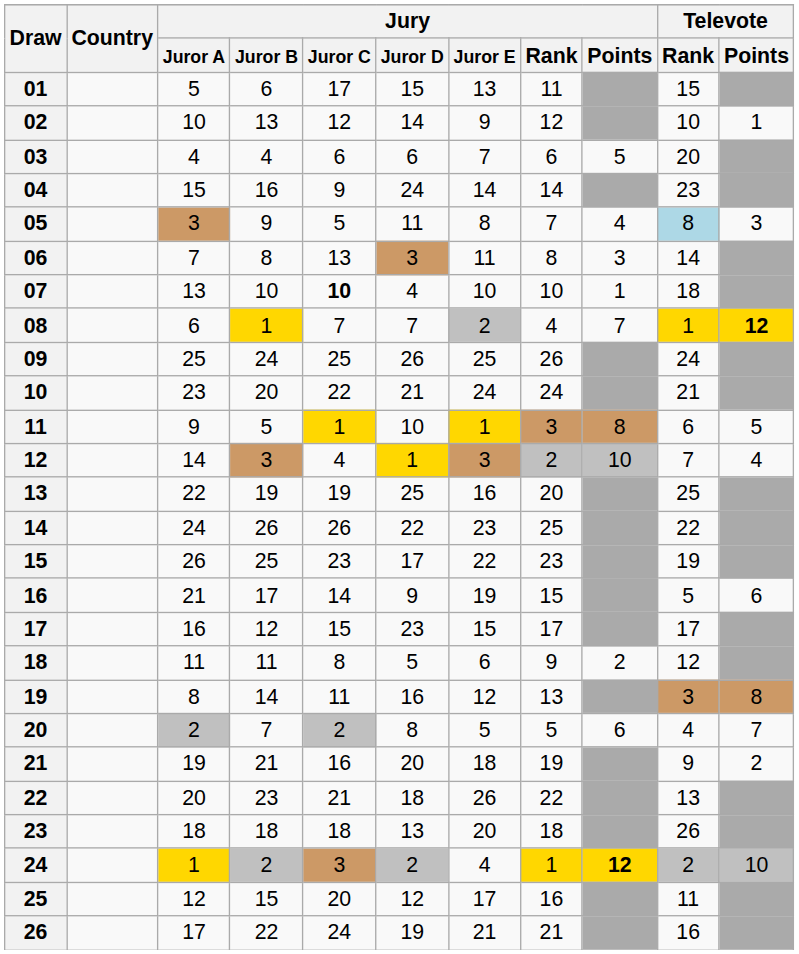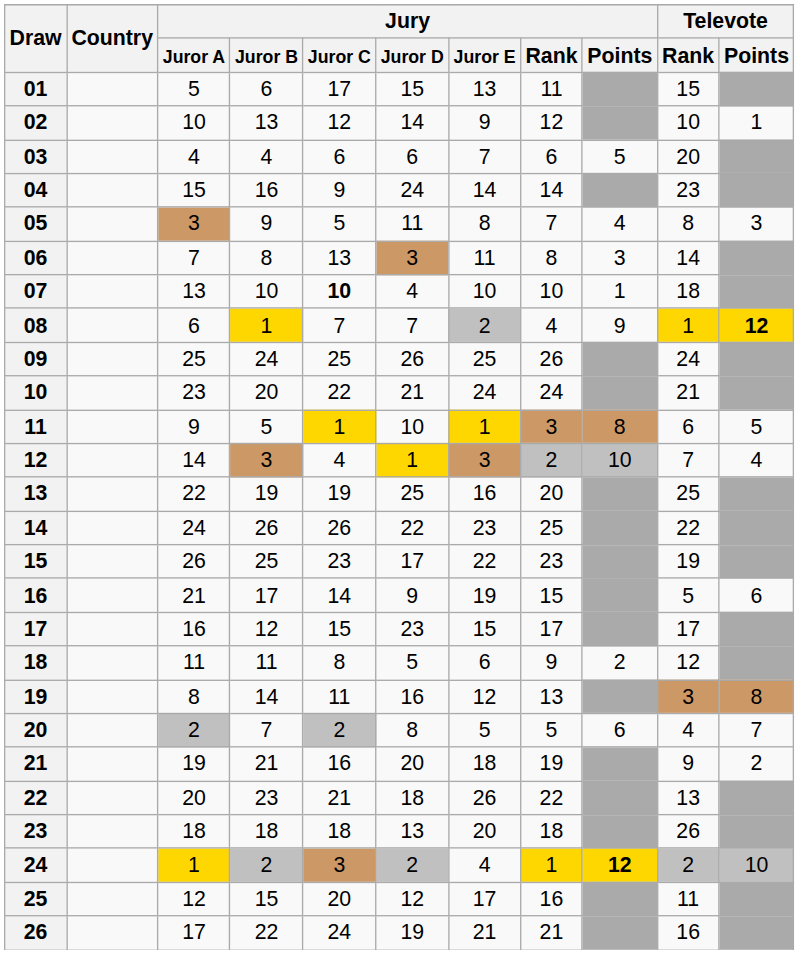(688, 223) lightblue background -> (688, 223) no background
(620, 325) 7 -> (620, 325) 9
